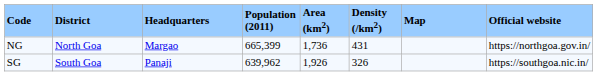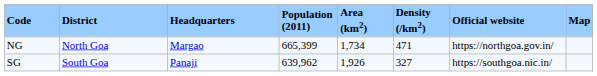columns swapped: (525, 20) <-> (415, 20)
(315, 45) 1,736 -> (352, 45) 1,734
(360, 45) 431 -> (404, 45) 471
(360, 62) 326 -> (404, 62) 327
